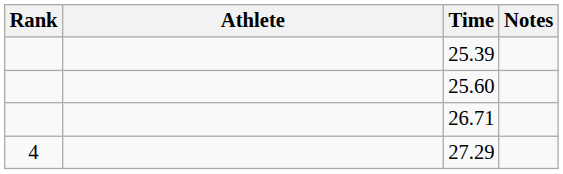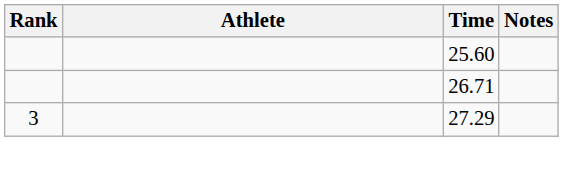- row: (471, 53)
(33, 151) 4 -> (33, 119) 3
